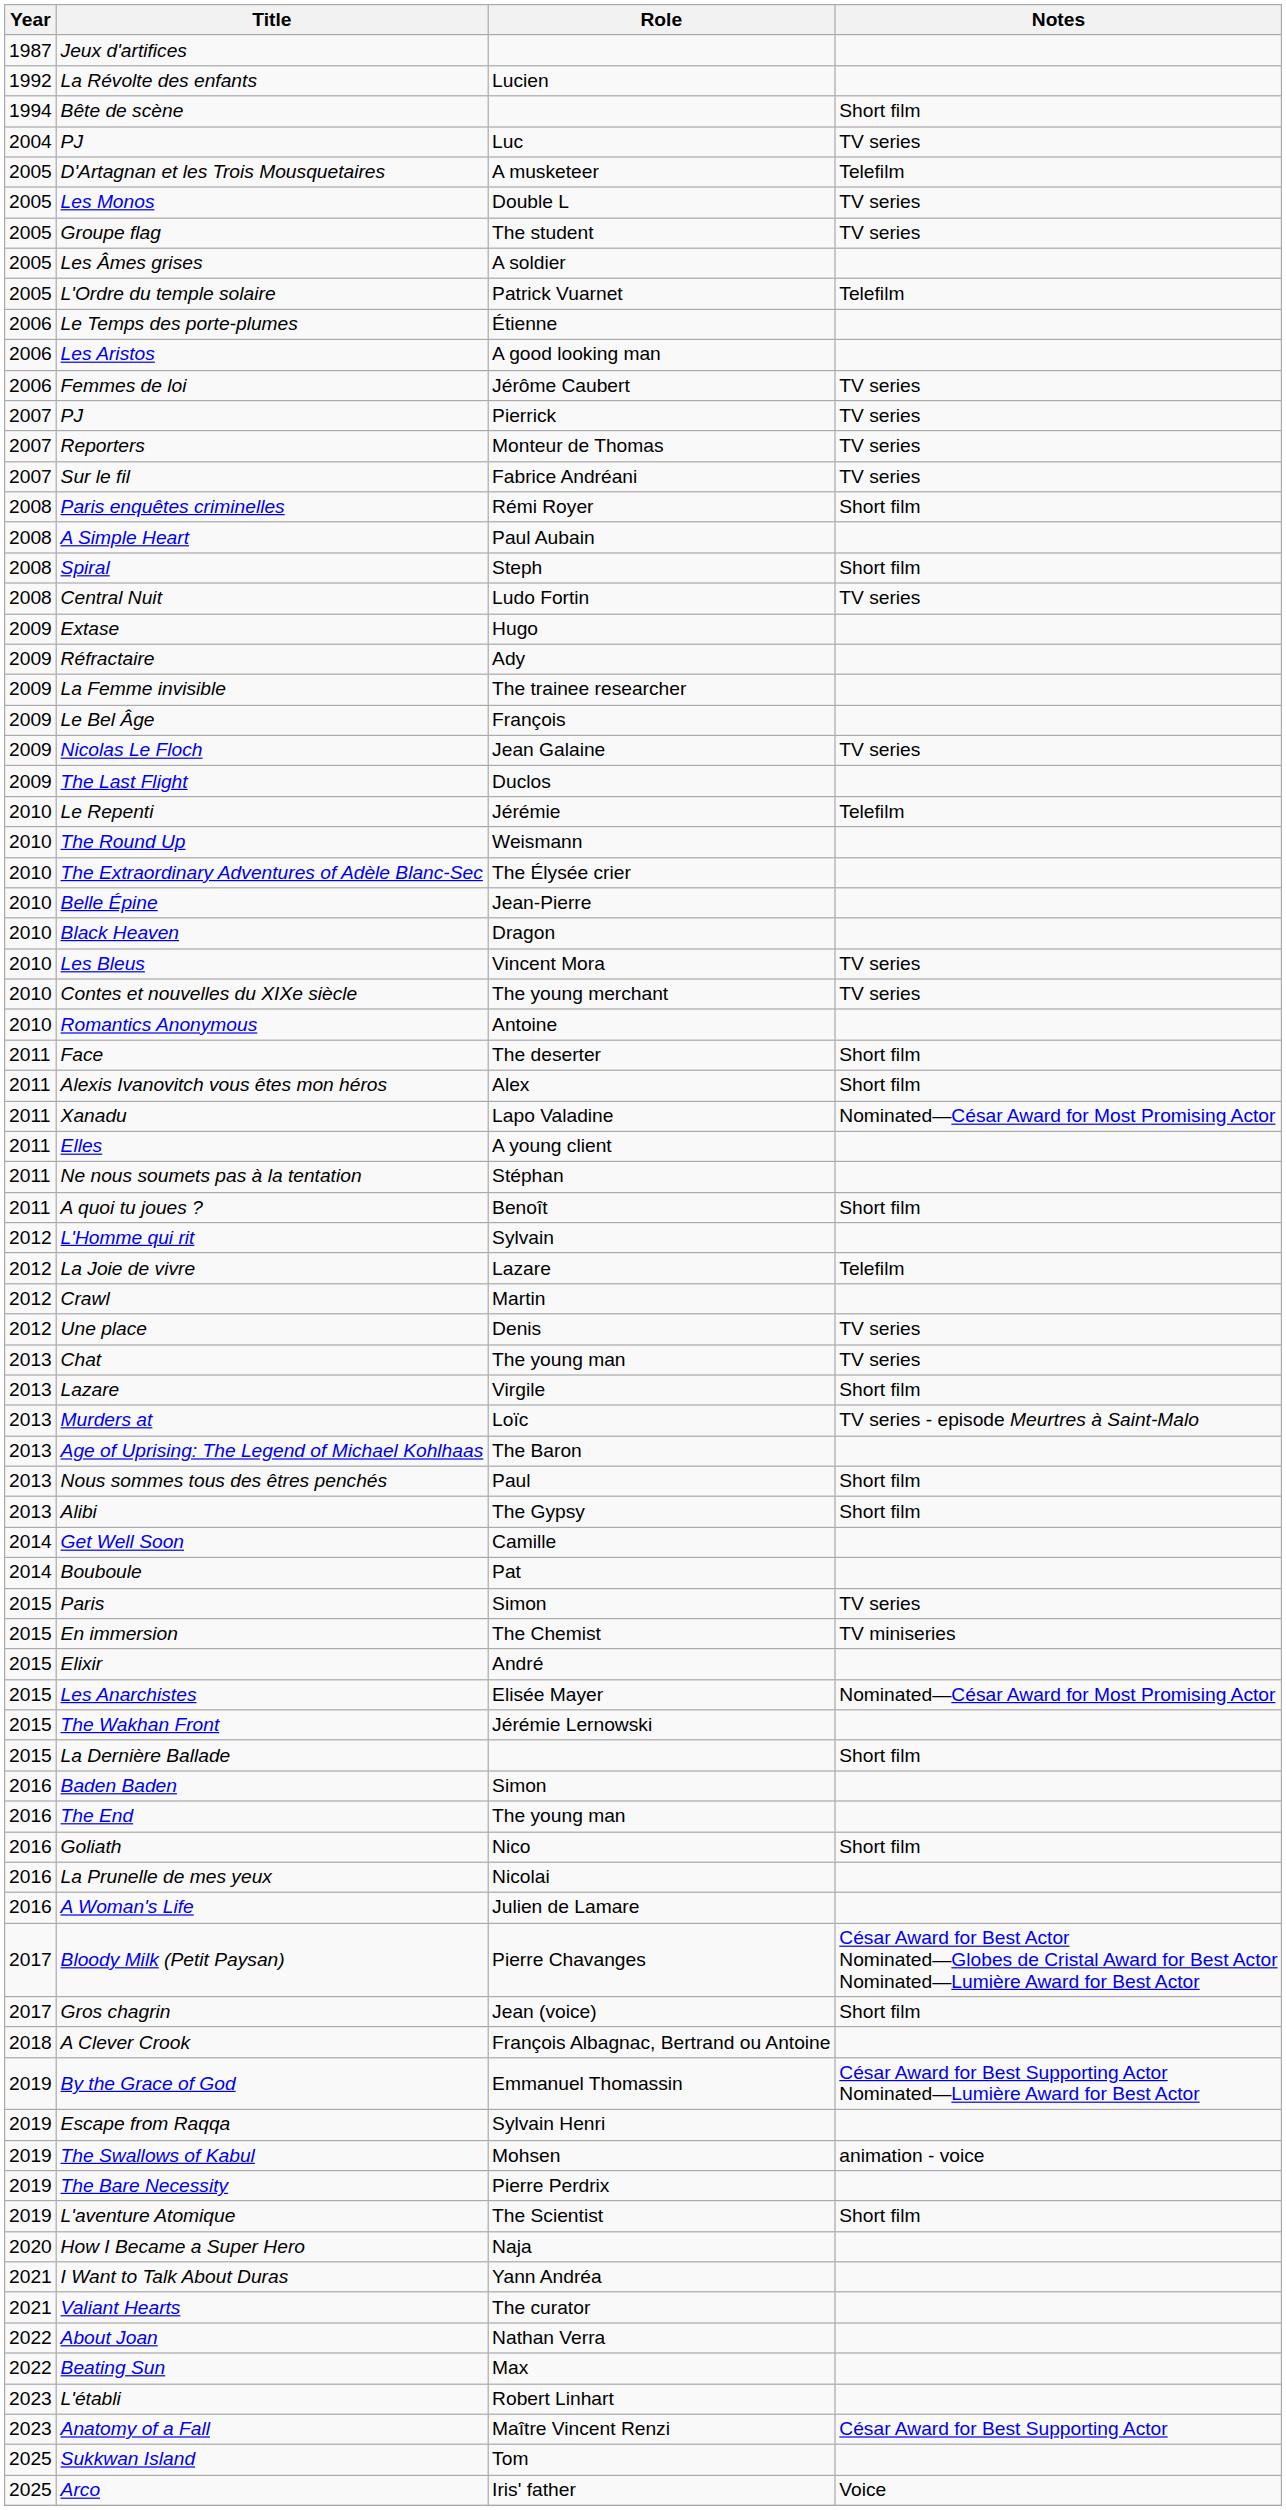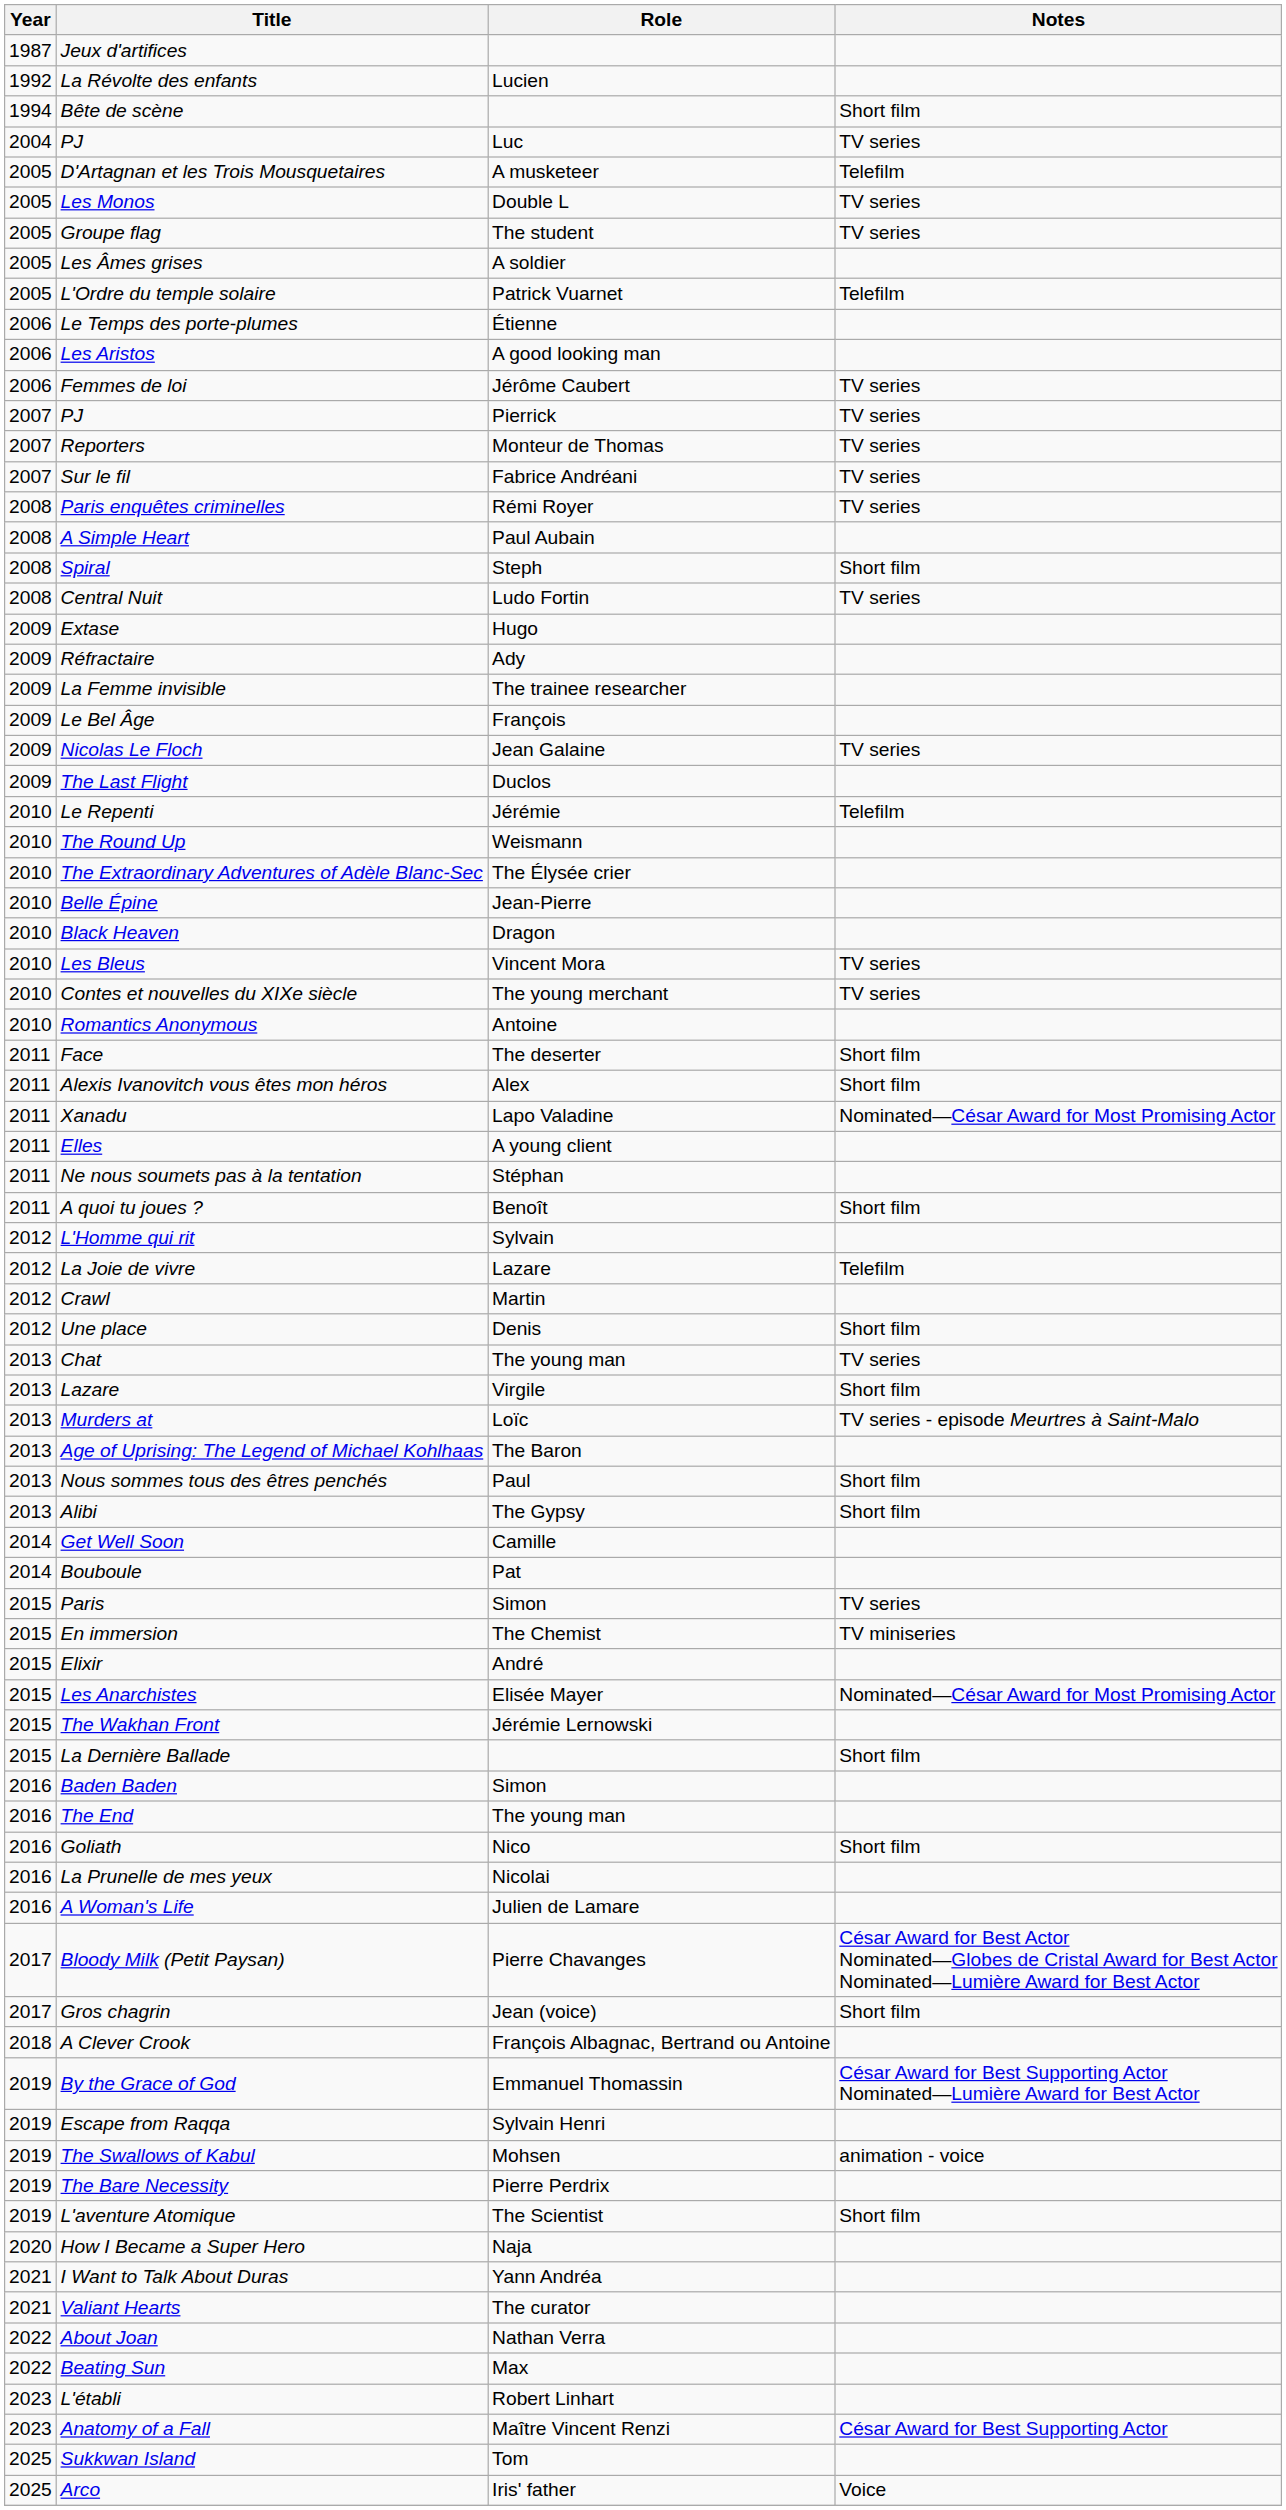(880, 506) Short film -> (880, 506) TV series
(880, 1329) TV series -> (880, 1329) Short film
